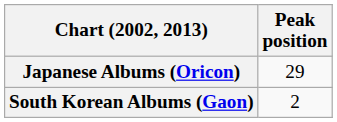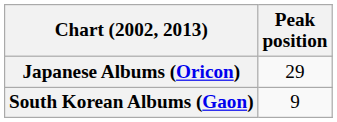(295, 102) 2 -> (295, 102) 9
